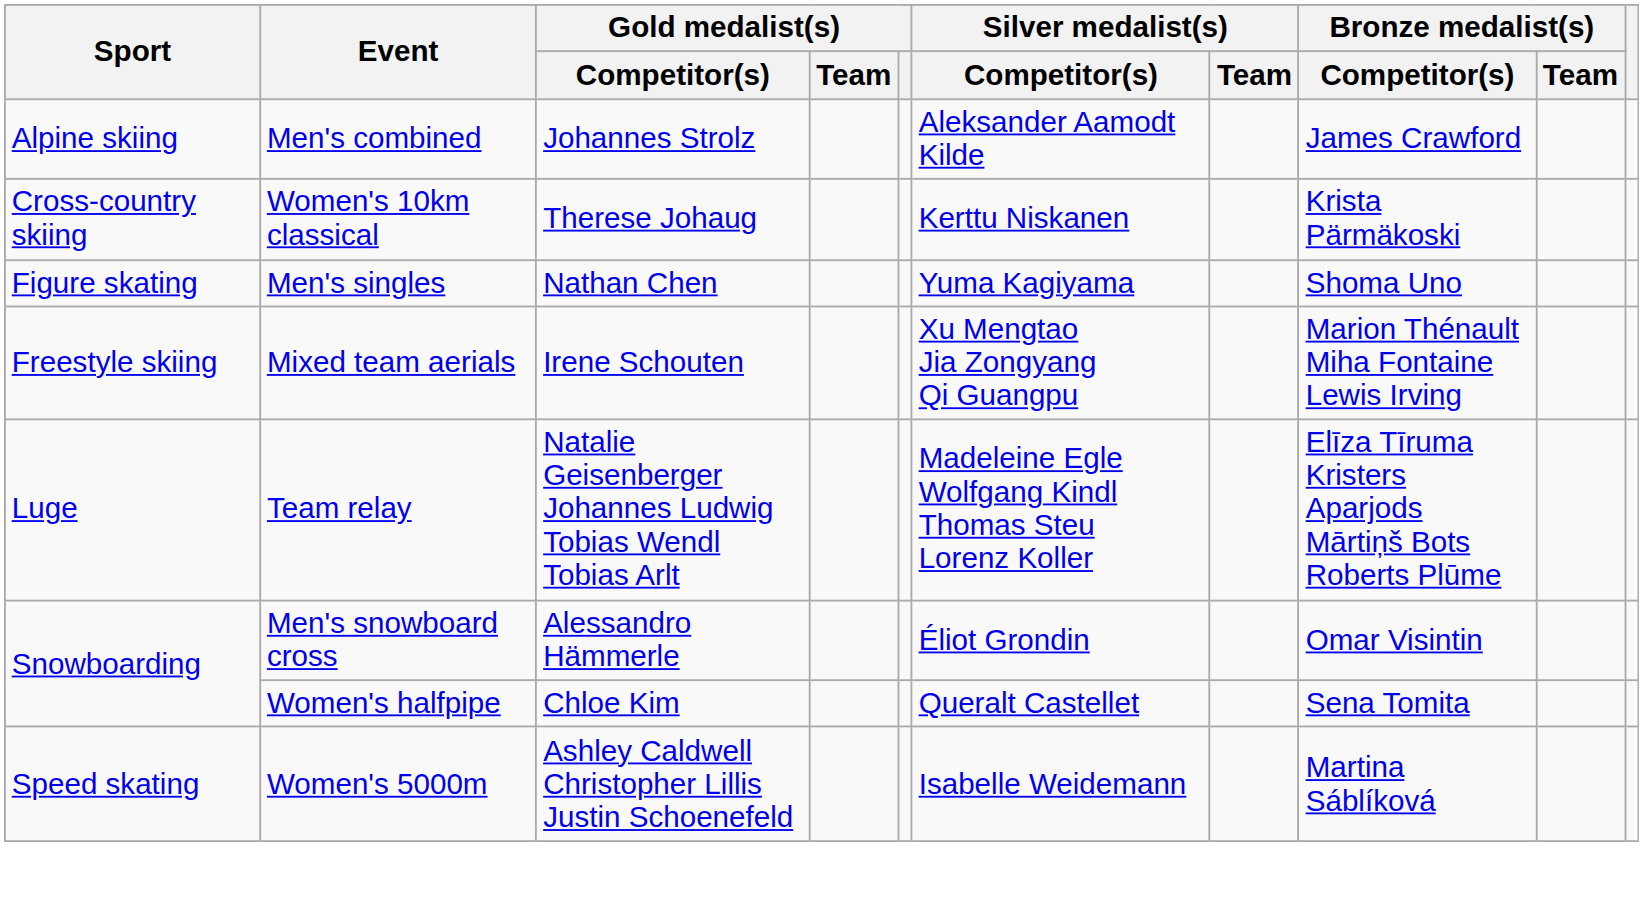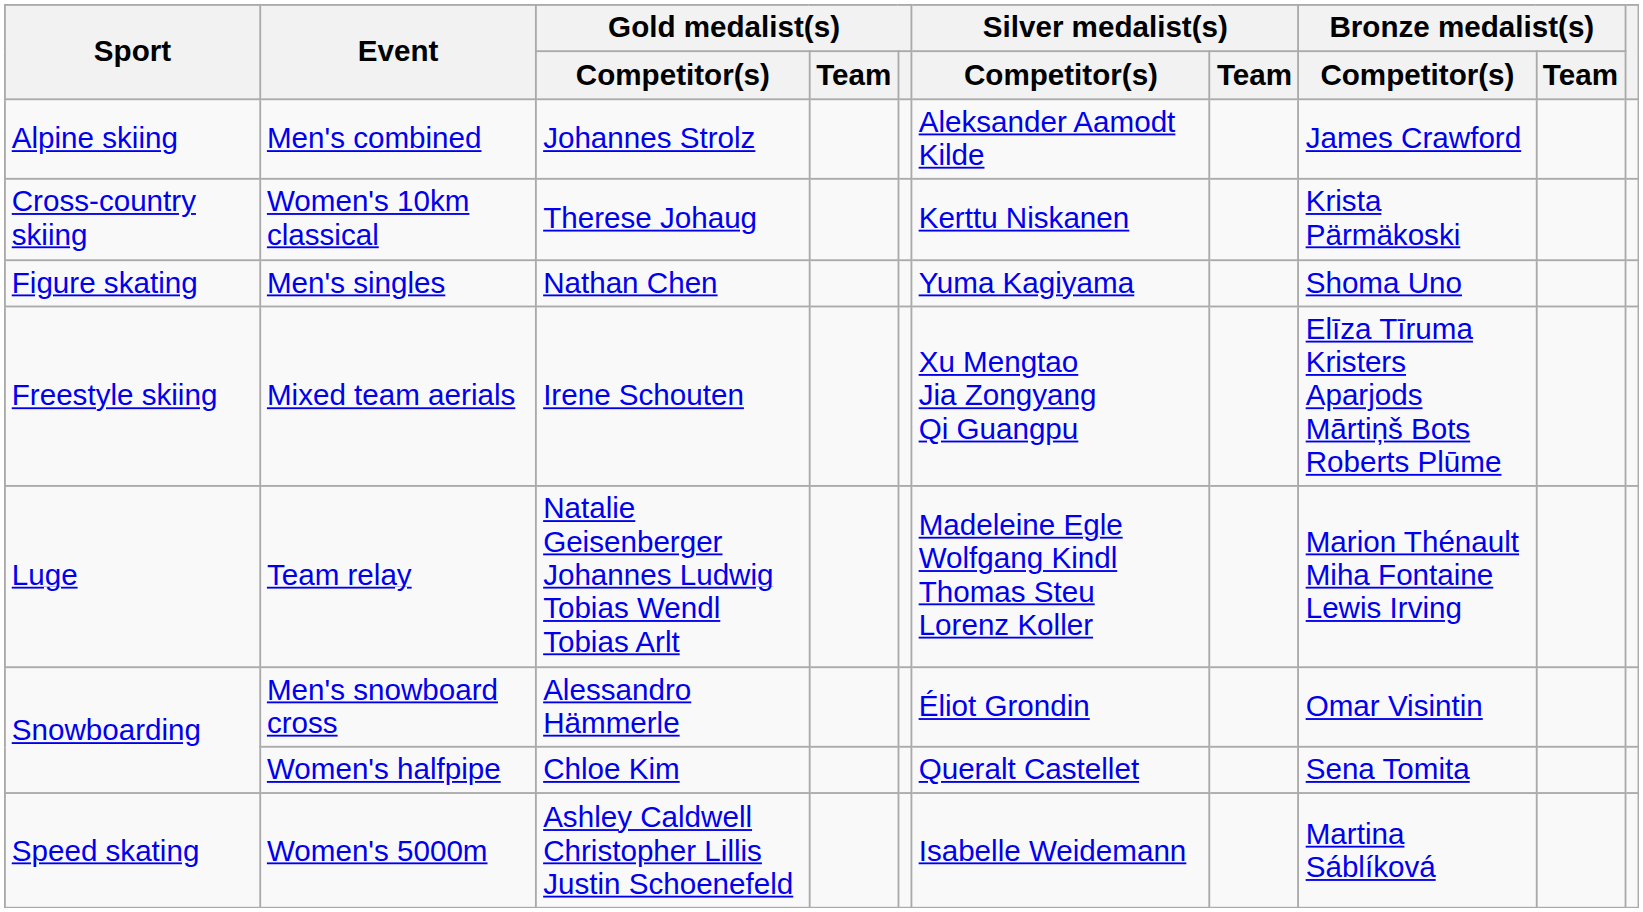(1412, 362) Marion Thénault Miha Fontaine Lewis Irving -> (1404, 395) Elīza Tīruma Kristers Aparjods Mārtiņš Bots Roberts Plūme
(1404, 509) Elīza Tīruma Kristers Aparjods Mārtiņš Bots Roberts Plūme -> (1412, 576) Marion Thénault Miha Fontaine Lewis Irving
